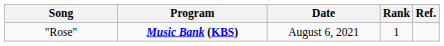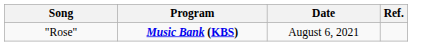- column: (396, 13)
